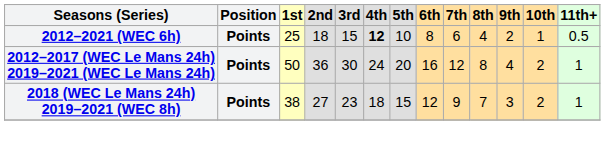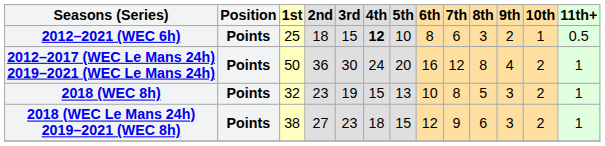(483, 36) 4 -> (483, 36) 3
+ row: (111, 94)
(483, 102) 7 -> (483, 123) 6
